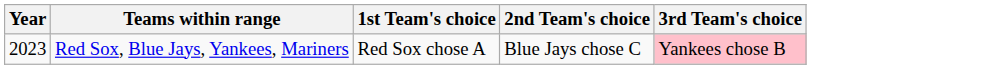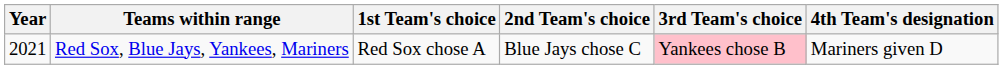+ column: (902, 19)
(28, 49) 2023 -> (28, 49) 2021
